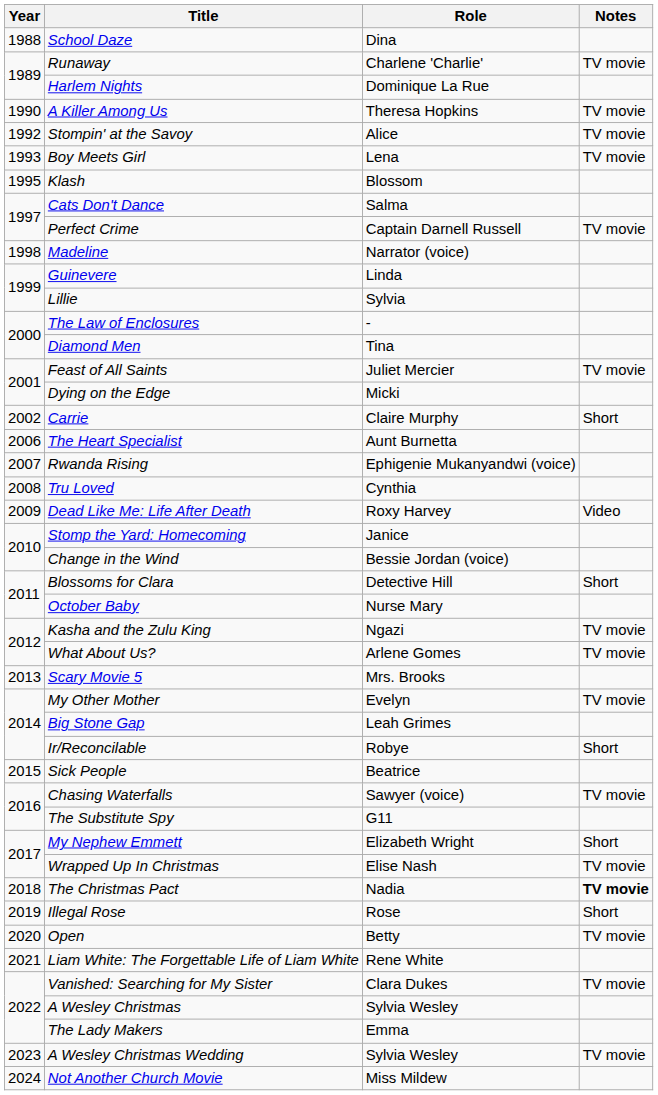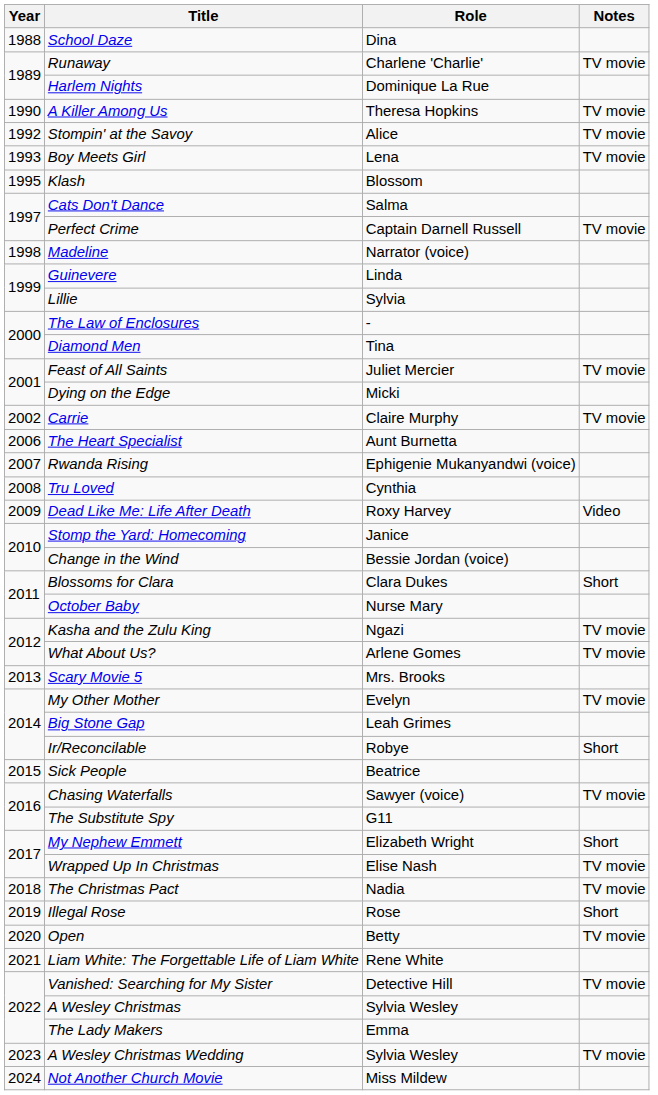(600, 417) Short -> (614, 417) TV movie
(409, 582) Detective Hill -> (407, 582) Clara Dukes
(616, 889) bold -> (614, 889) normal
(407, 983) Clara Dukes -> (409, 983) Detective Hill
